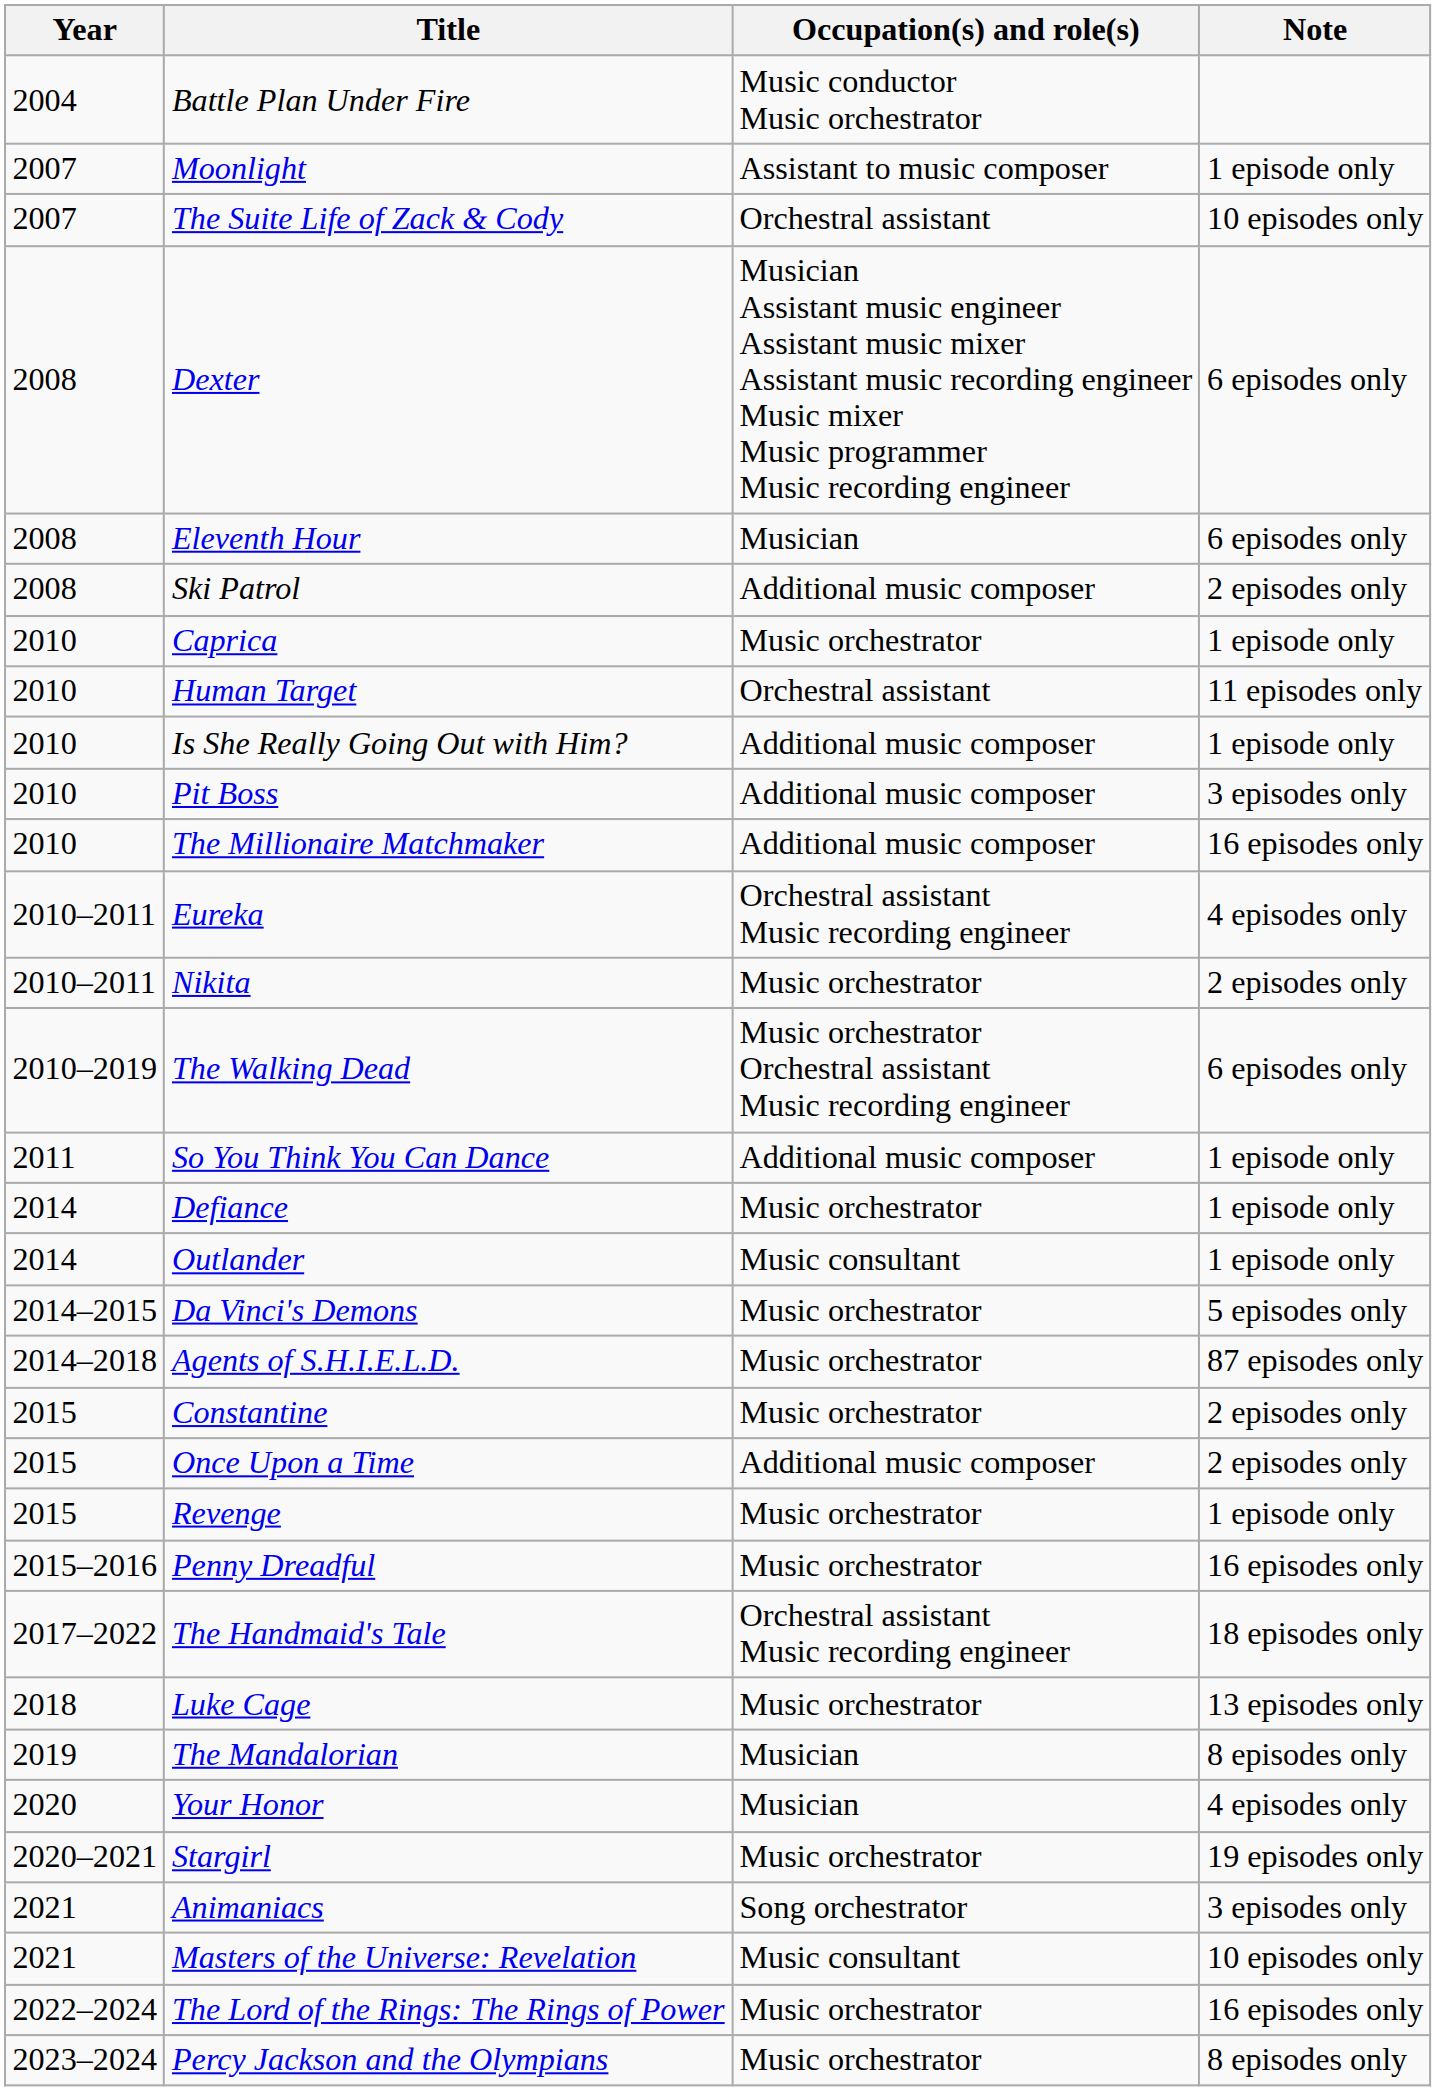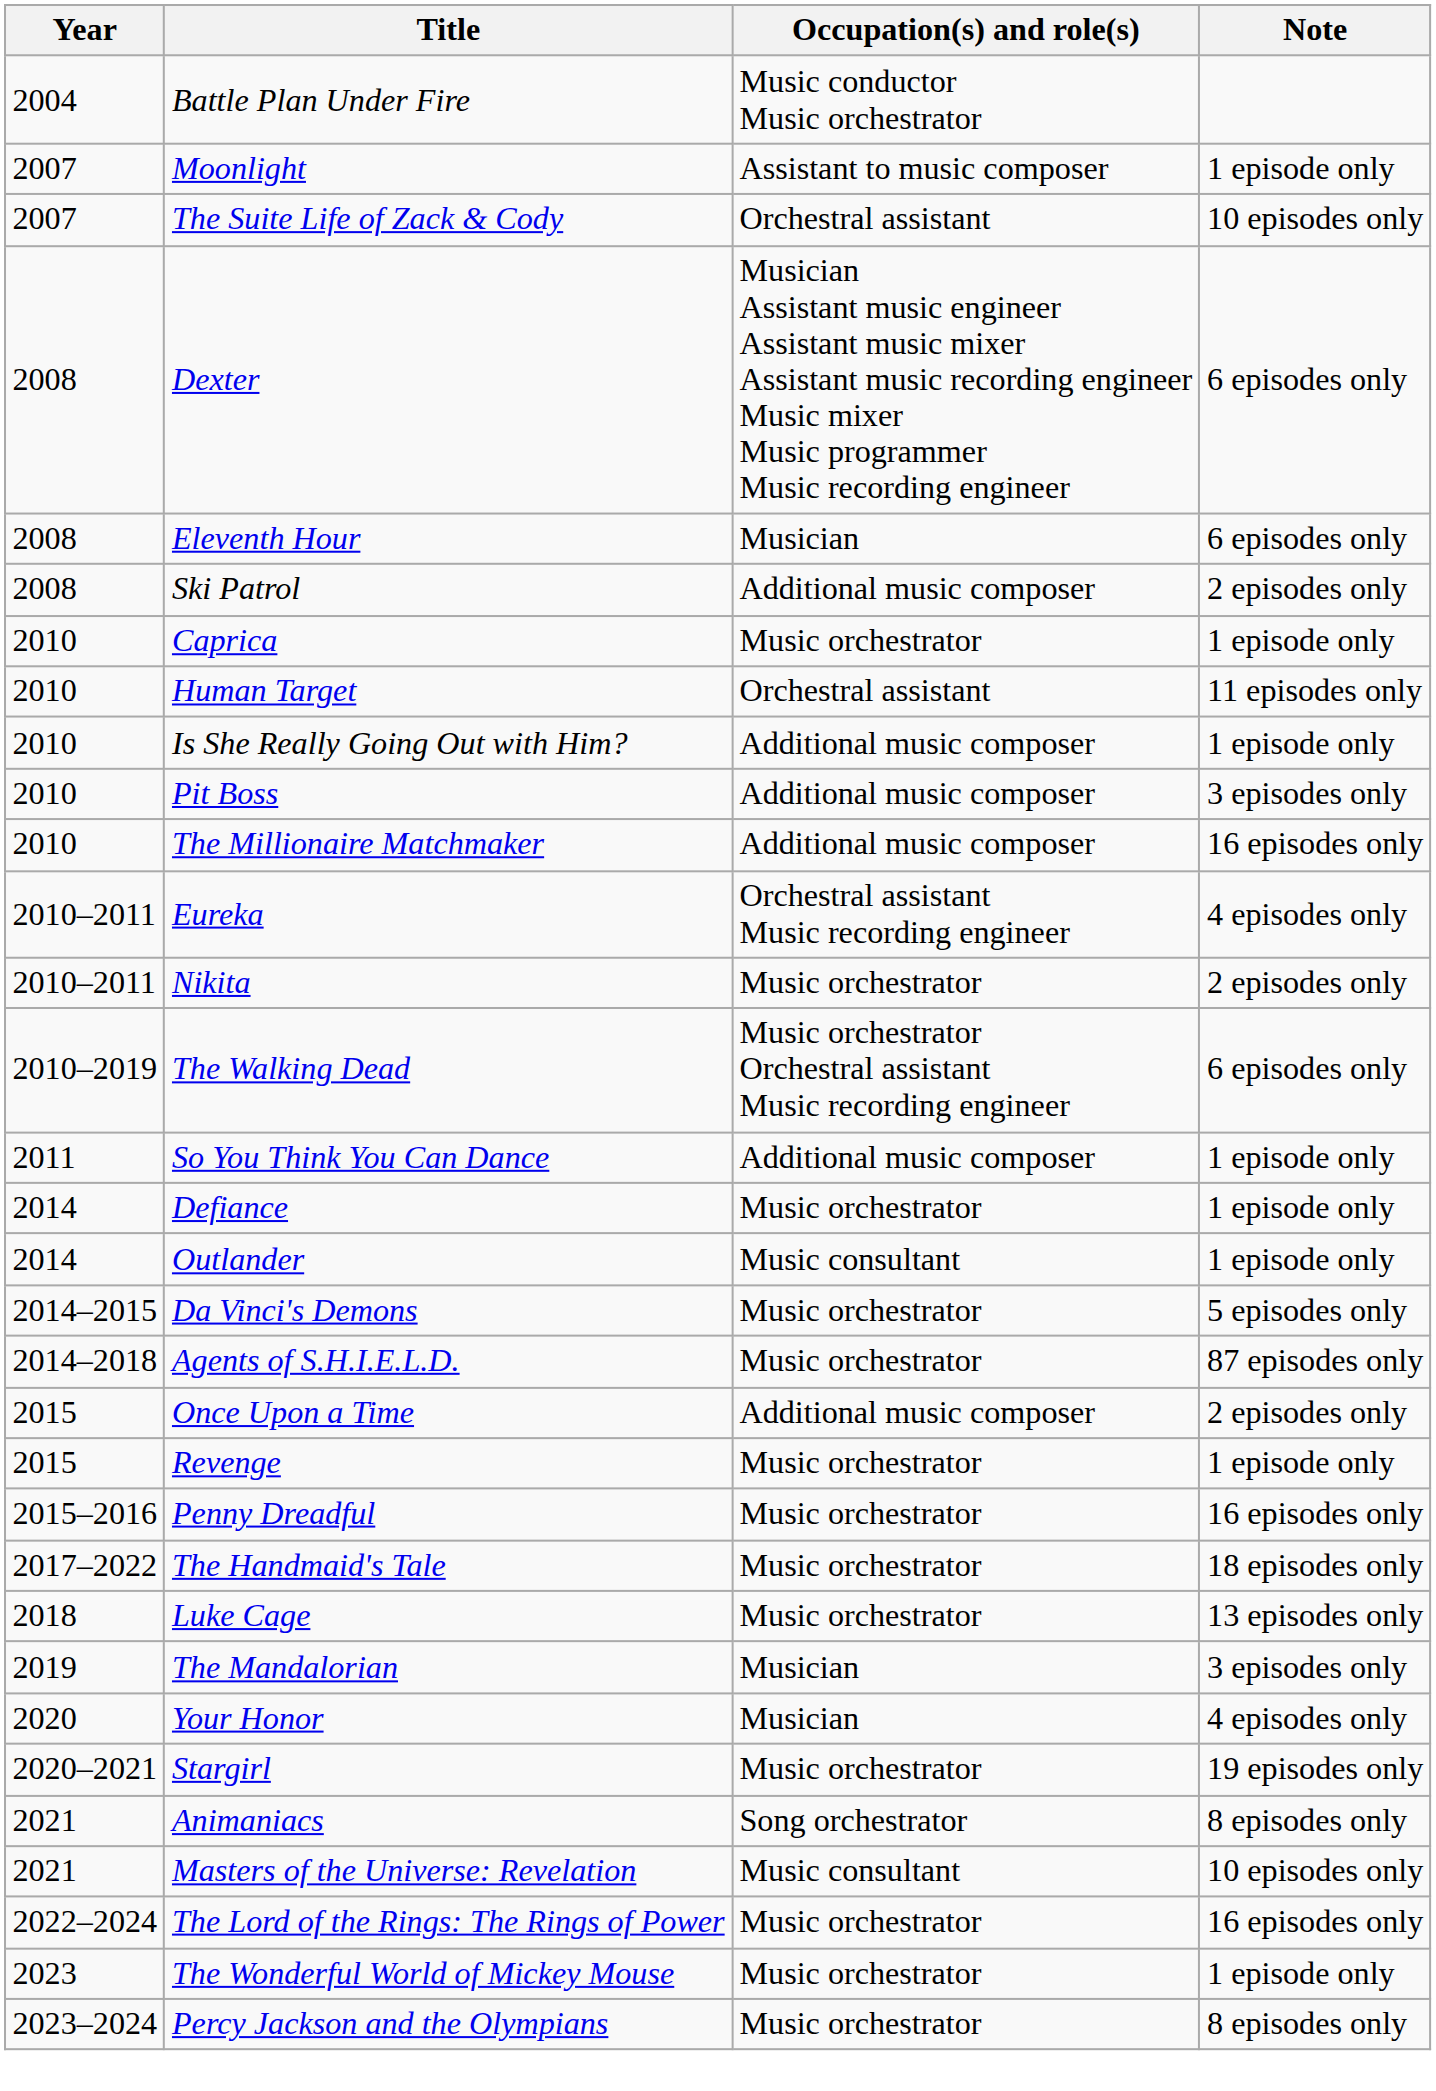- row: (250, 1411)
(905, 1633) Orchestral assistant Music recording engineer -> (860, 1564) Music orchestrator
(1307, 1754) 8 episodes only -> (1307, 1666) 3 episodes only
(1307, 1907) 3 episodes only -> (1307, 1819) 8 episodes only
+ row: (423, 1972)
